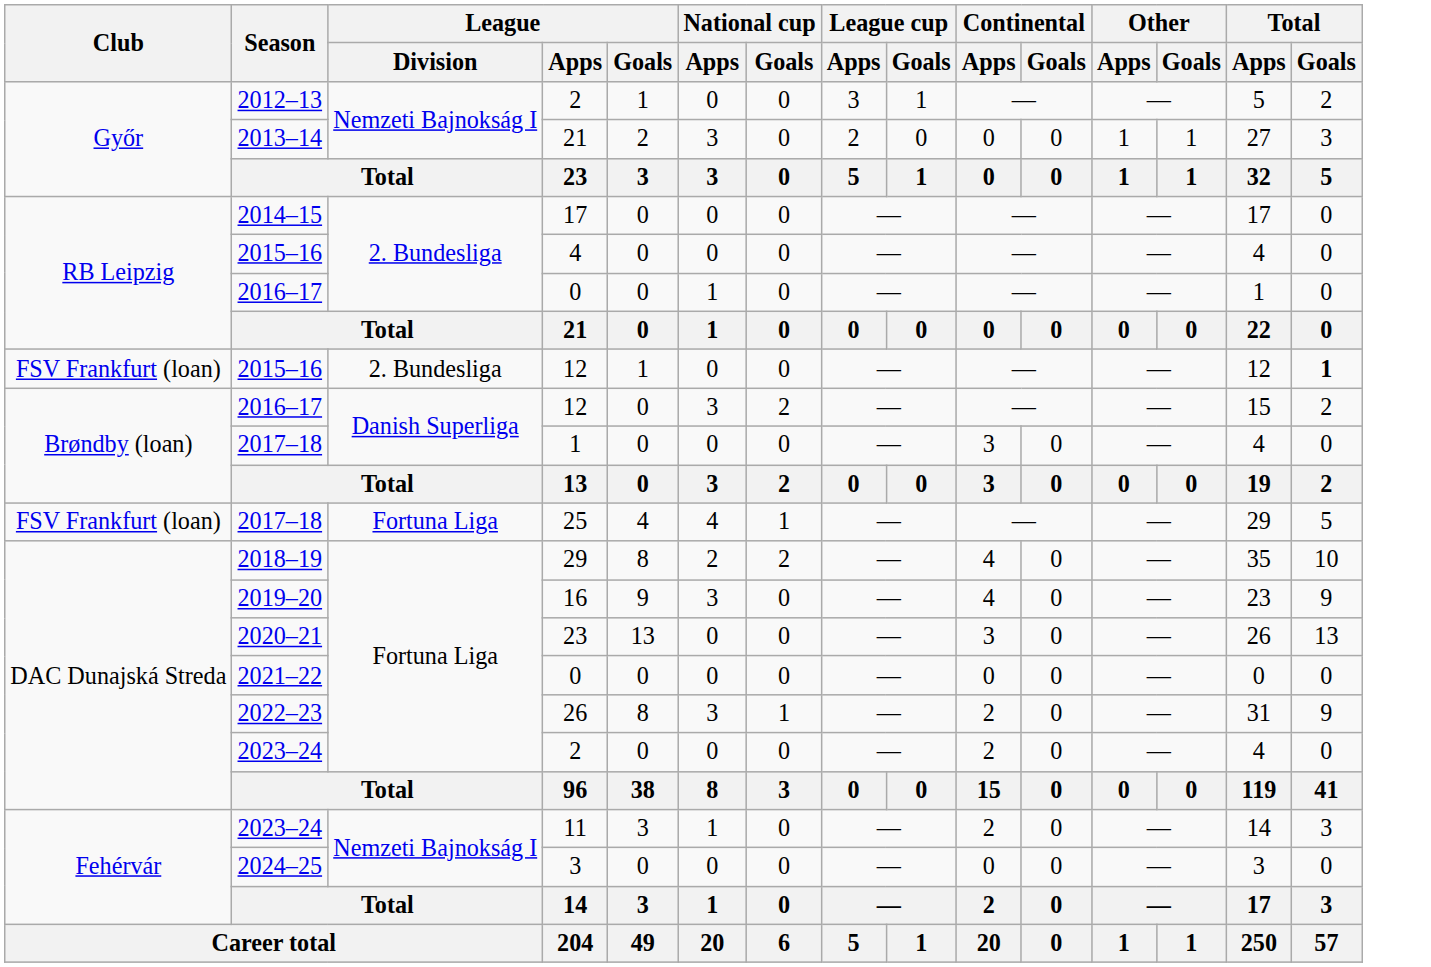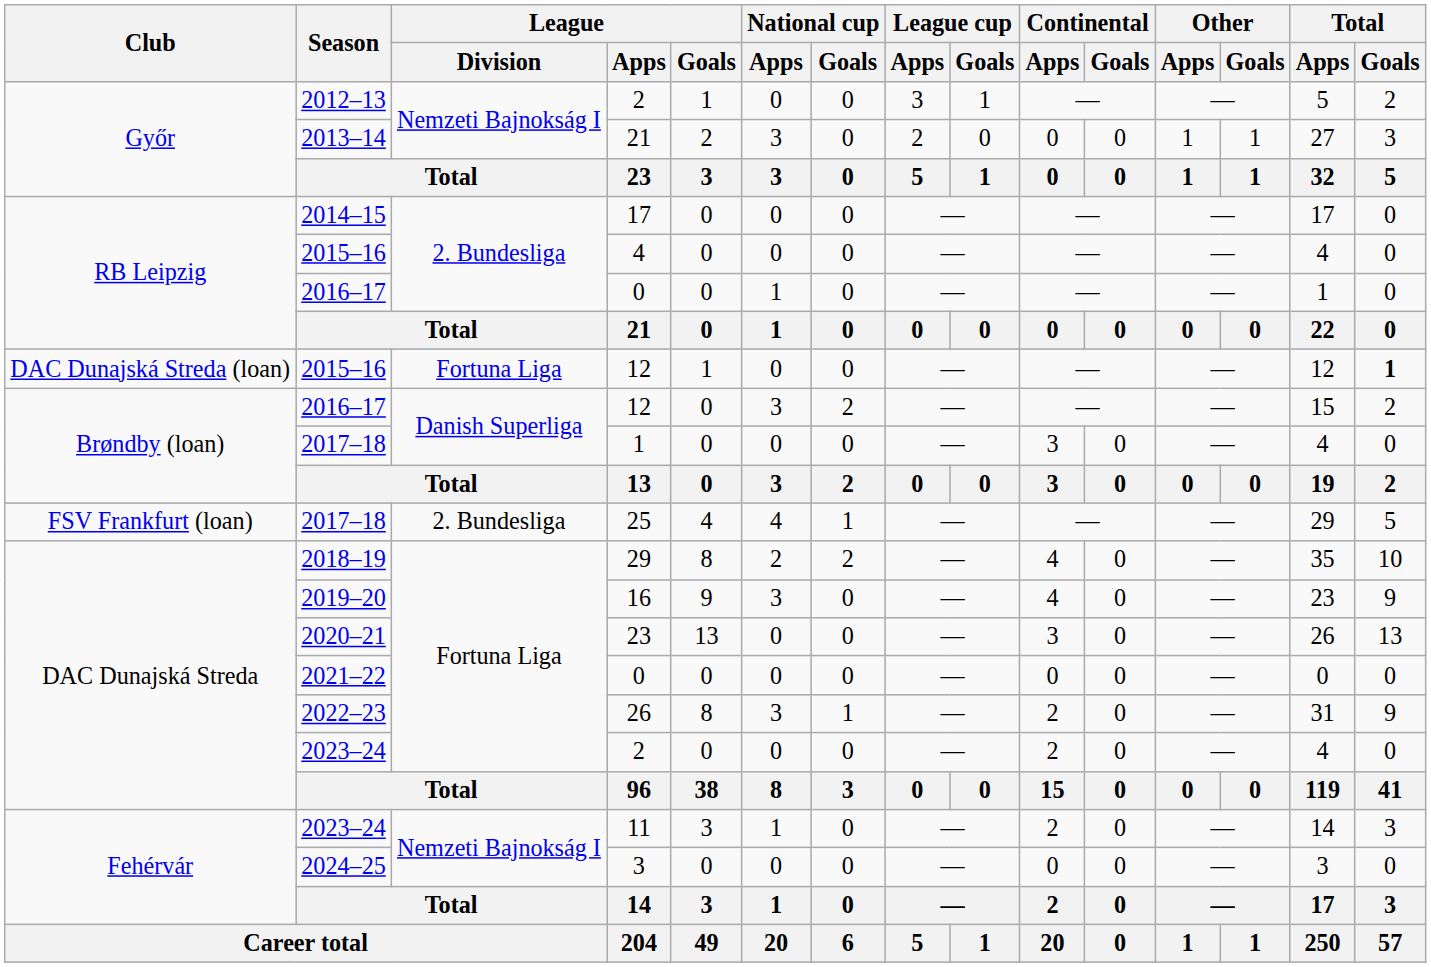(118, 368) FSV Frankfurt (loan) -> (150, 368) DAC Dunajská Streda (loan)
(435, 368) 2. Bundesliga -> (499, 368) Fortuna Liga
(435, 521) Fortuna Liga -> (499, 521) 2. Bundesliga
